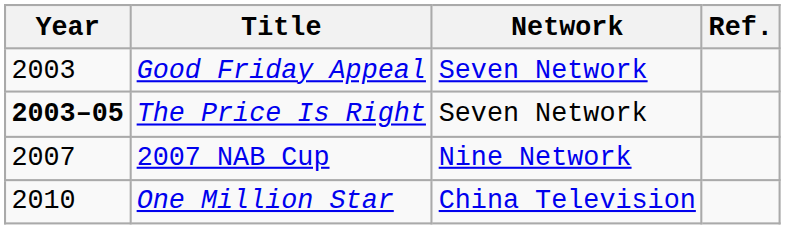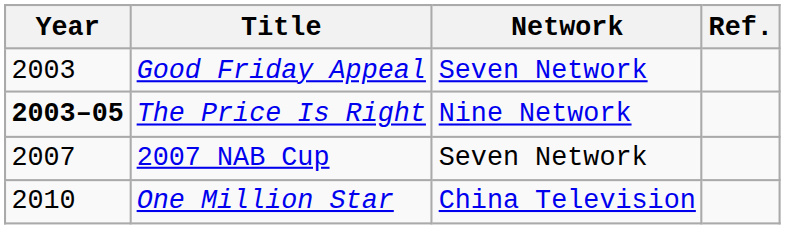(543, 114) Seven Network -> (535, 114) Nine Network
(535, 158) Nine Network -> (543, 158) Seven Network
